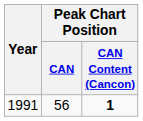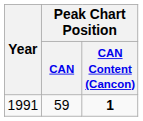(62, 105) 56 -> (62, 105) 59
